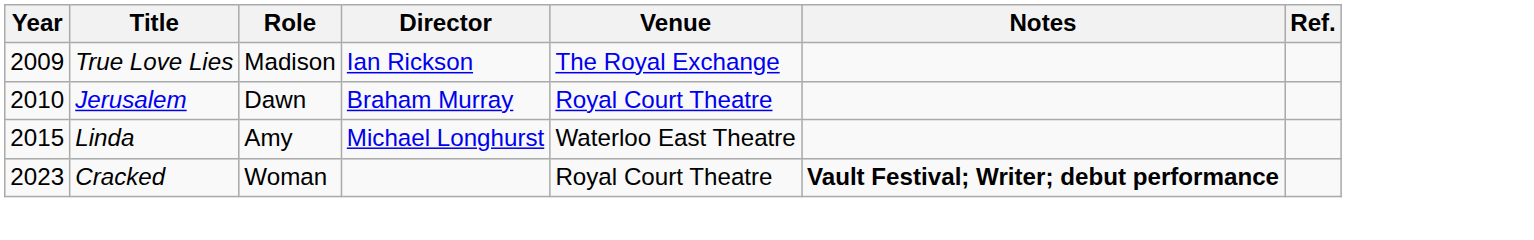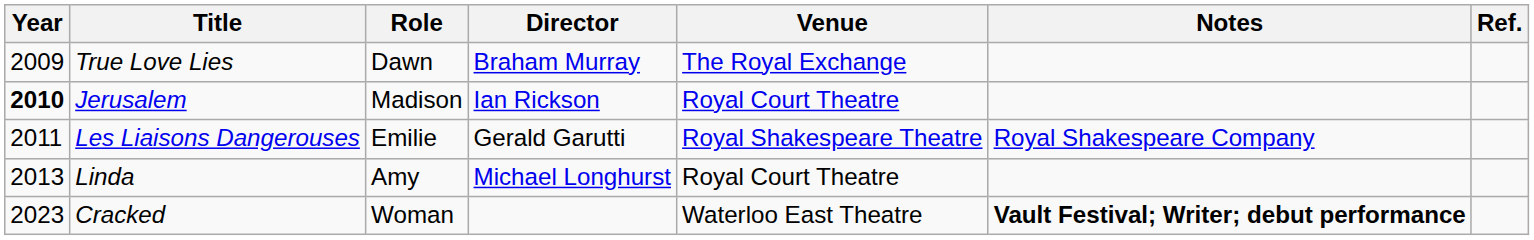(290, 61) Madison -> (402, 61) Dawn
(410, 61) Ian Rickson -> (557, 61) Braham Murray
(37, 100) normal -> (37, 100) bold
(275, 100) Dawn -> (417, 100) Madison
(430, 100) Braham Murray -> (537, 100) Ian Rickson
+ row: (218, 138)
(37, 138) 2015 -> (37, 176) 2013
(676, 138) Waterloo East Theatre -> (791, 176) Royal Court Theatre
(664, 176) Royal Court Theatre -> (802, 215) Waterloo East Theatre
